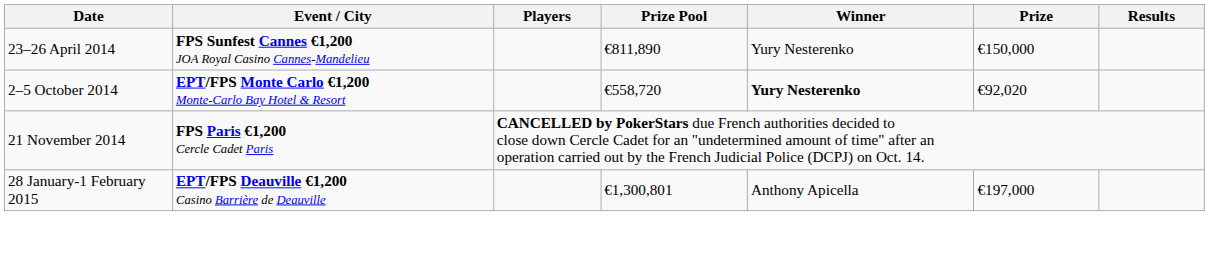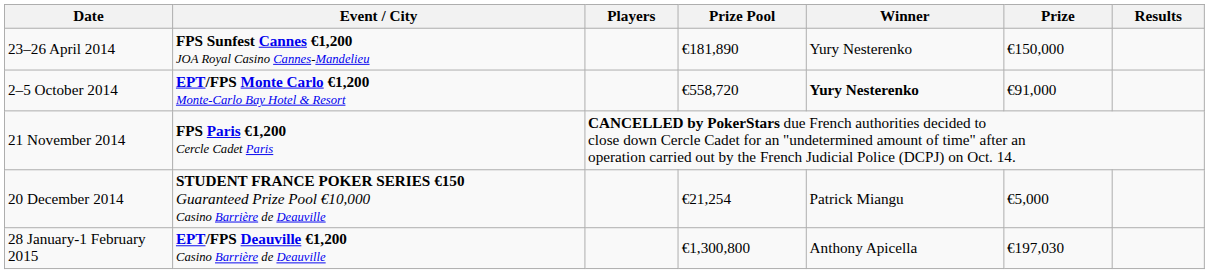(632, 49) €811,890 -> (710, 49) €181,890
(1002, 90) €92,020 -> (1032, 90) €91,000
+ row: (66, 198)
(638, 189) €1,300,801 -> (716, 248) €1,300,800
(1006, 189) €197,000 -> (1036, 248) €197,030
